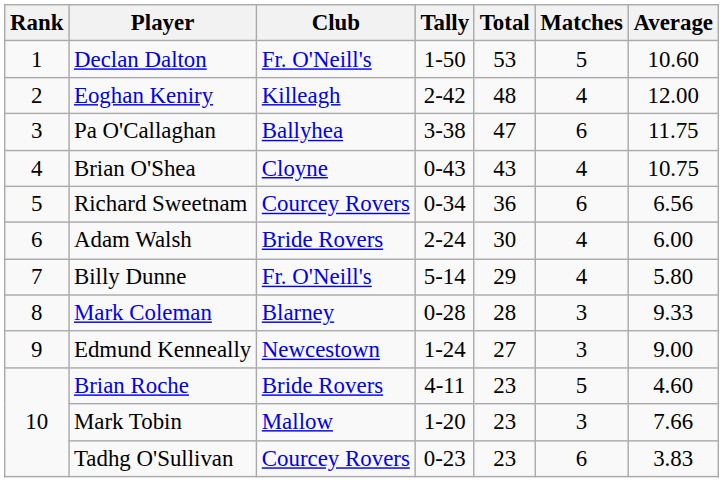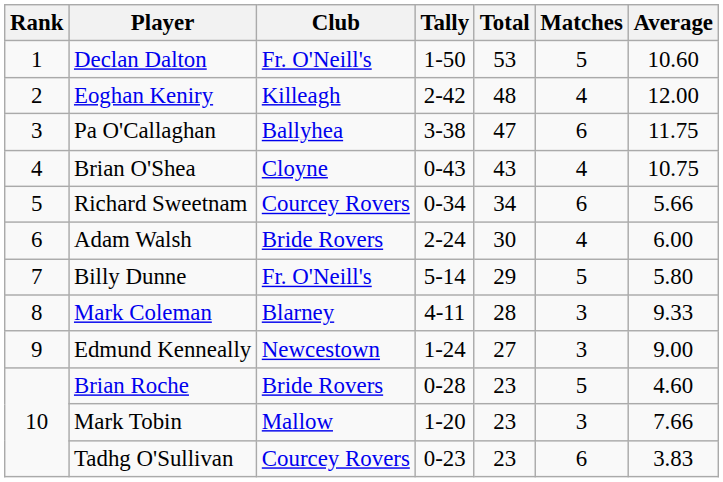(505, 204) 36 -> (505, 204) 34
(673, 204) 6.56 -> (673, 204) 5.66
(582, 276) 4 -> (582, 276) 5
(445, 312) 0-28 -> (445, 312) 4-11
(445, 385) 4-11 -> (445, 385) 0-28
